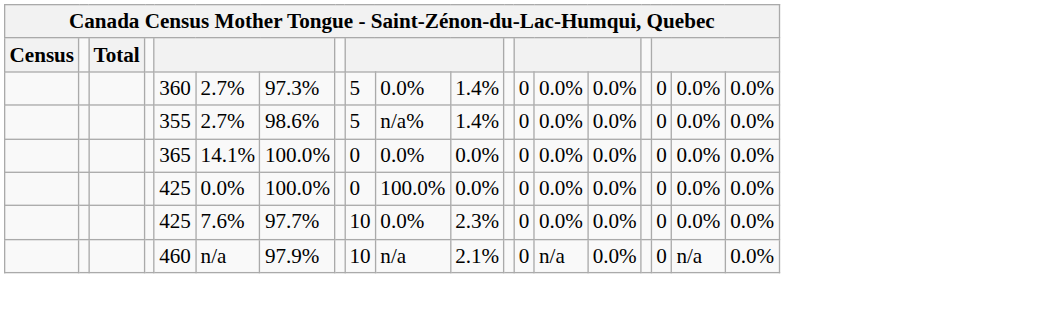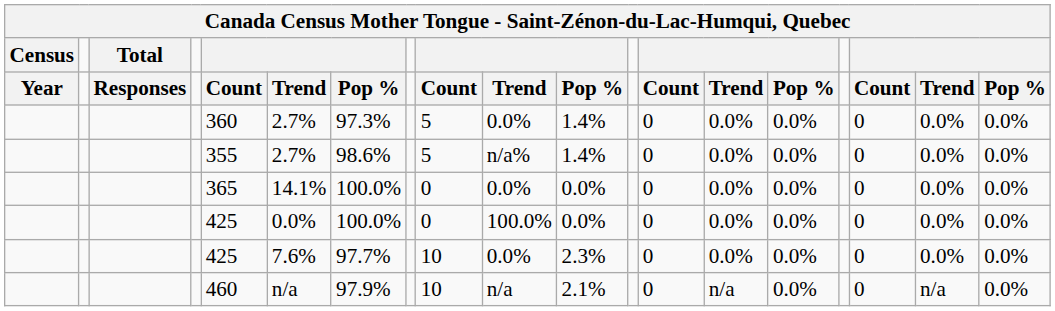+ row: (42, 88)
